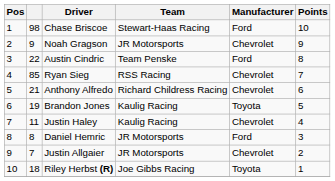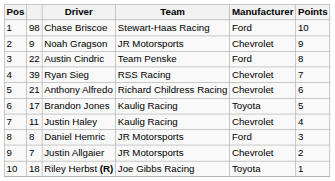(34, 74) 85 -> (34, 74) 39
(34, 105) 19 -> (34, 105) 17
